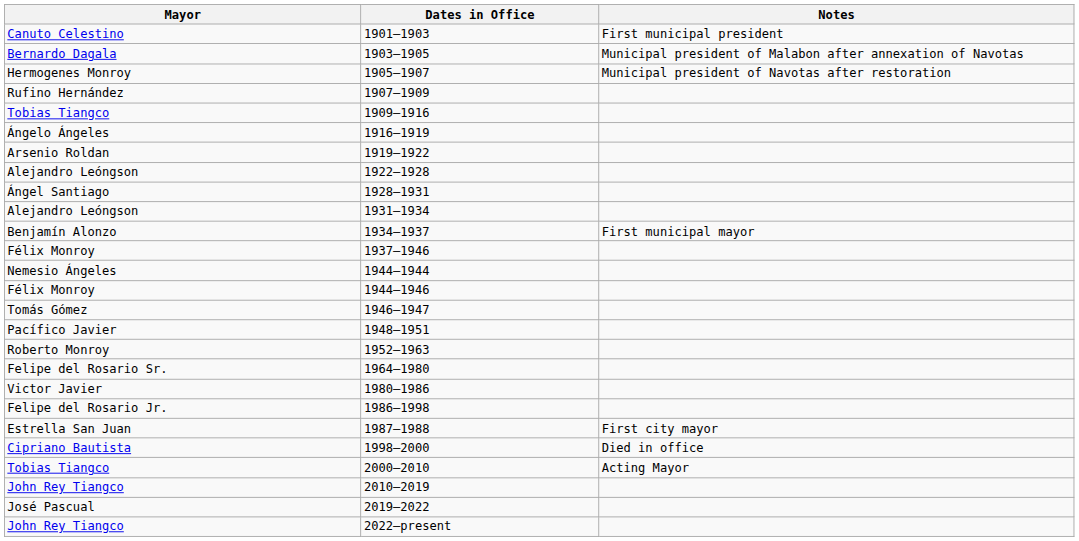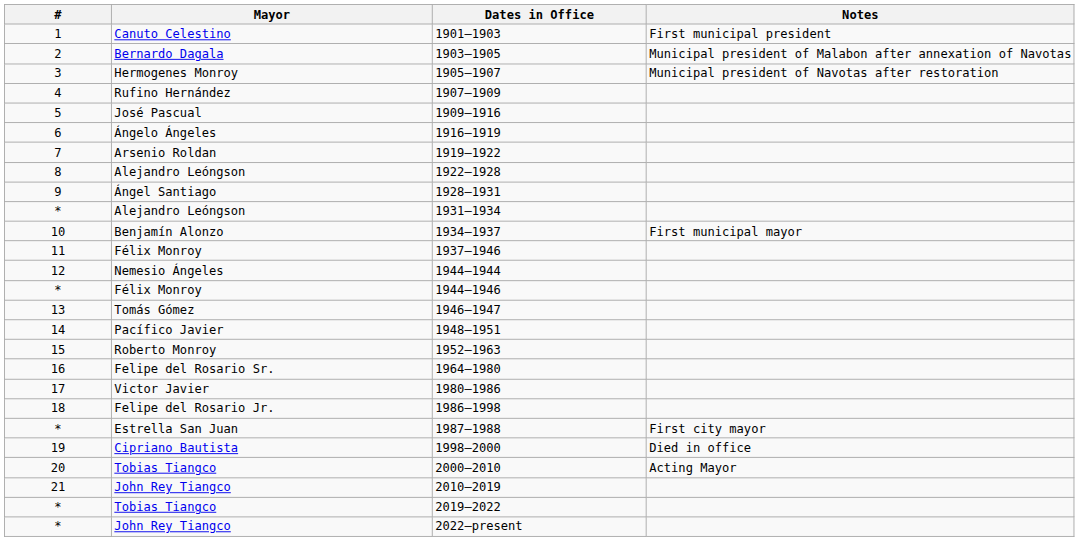+ column: (58, 14)
(58, 113) Tobias Tiangco -> (158, 113) José Pascual
(51, 507) José Pascual -> (165, 507) Tobias Tiangco
